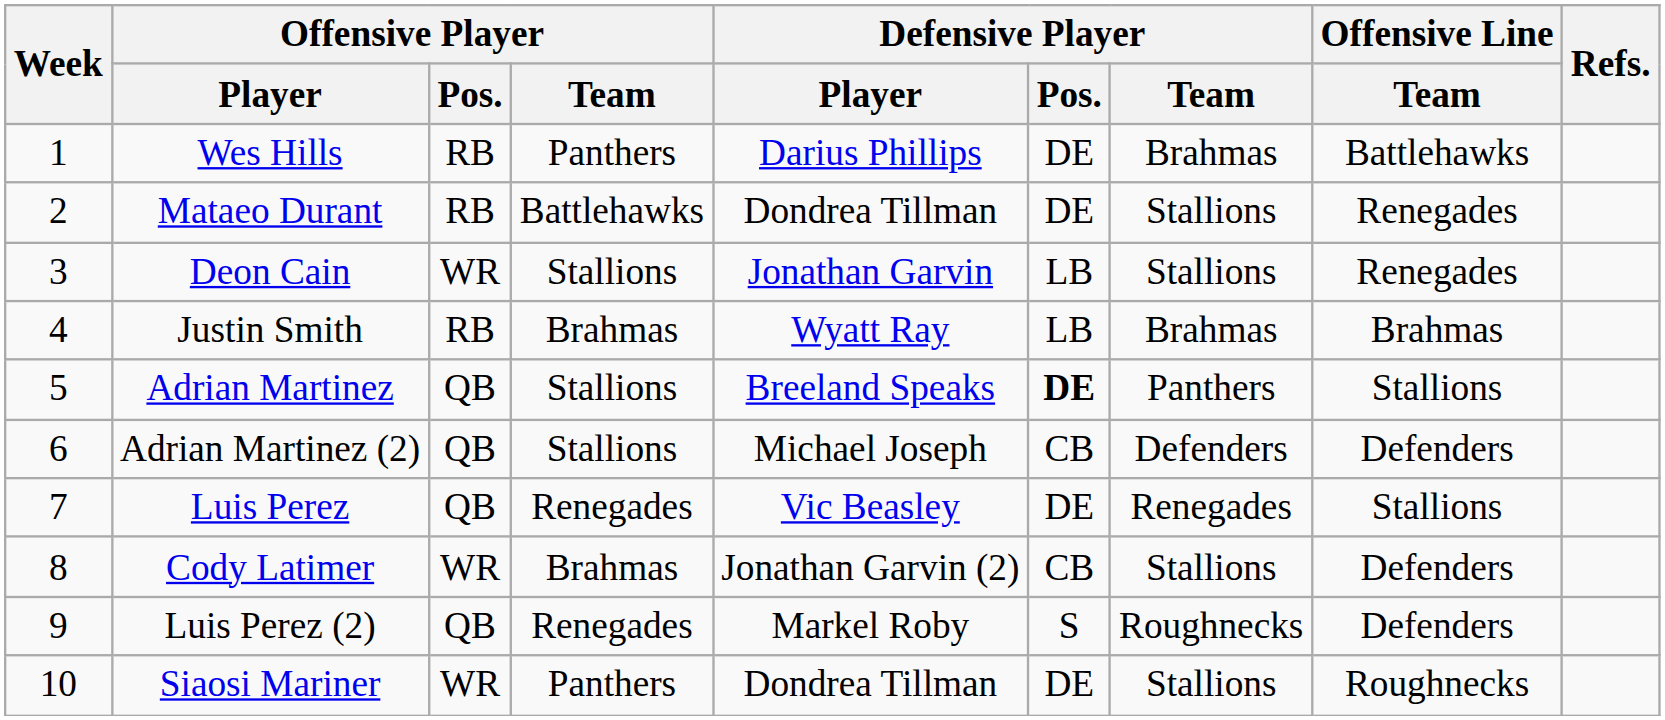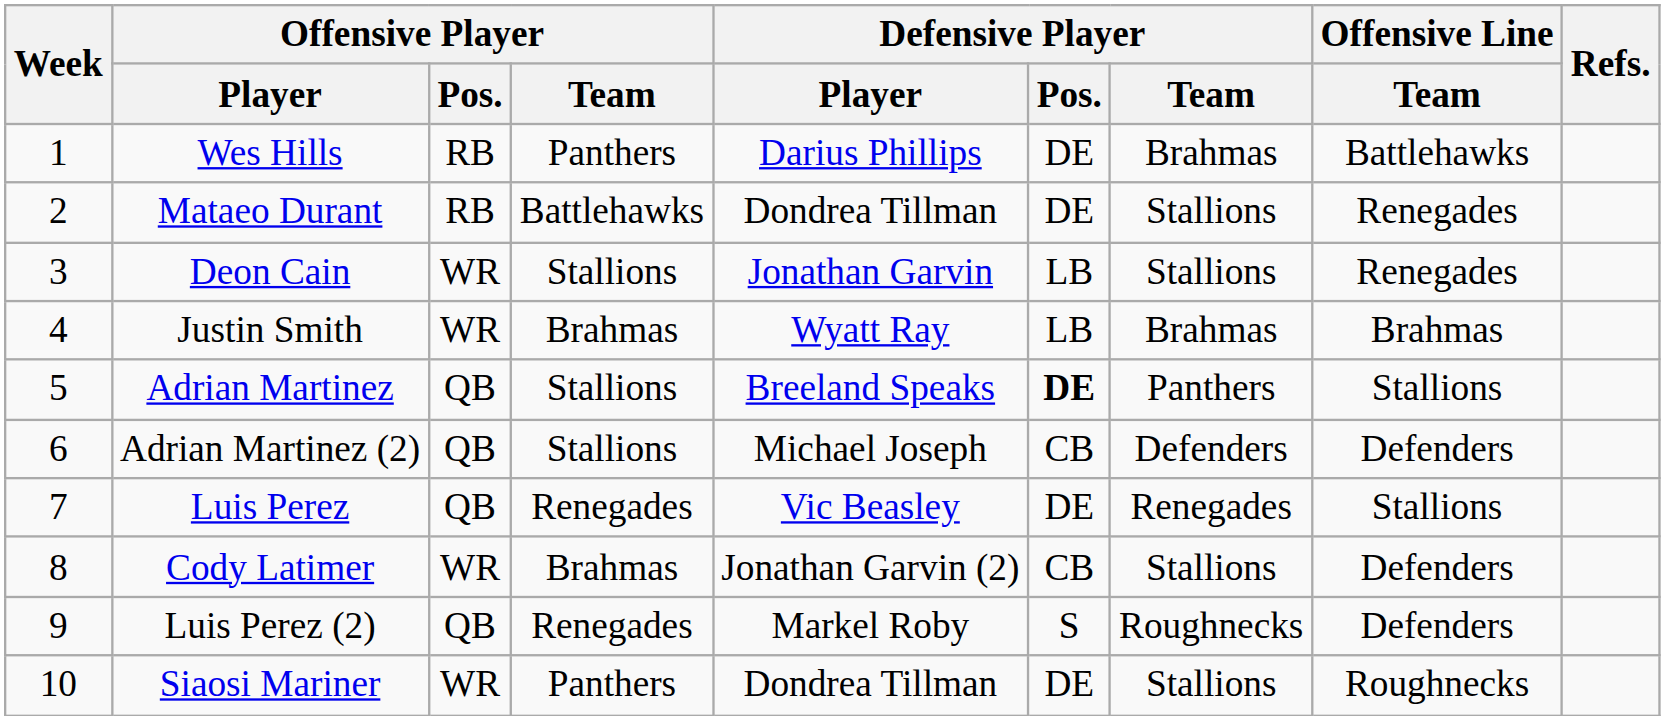(470, 329) RB -> (470, 329) WR
